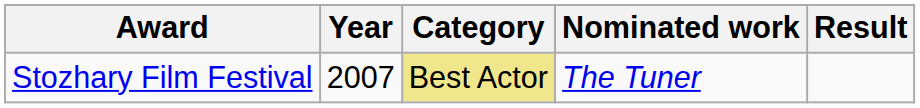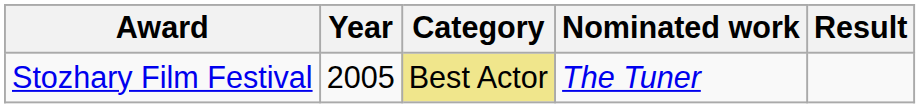(361, 77) 2007 -> (361, 77) 2005
